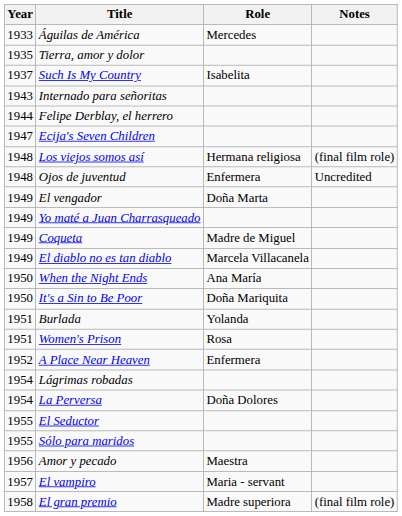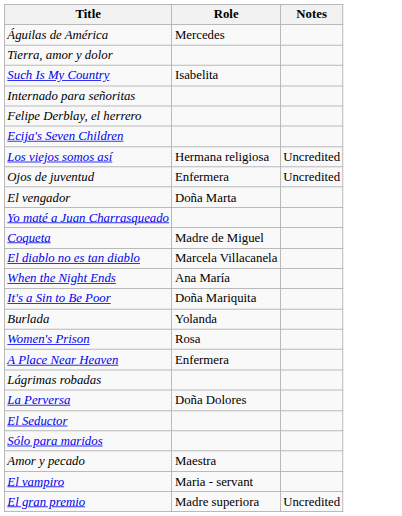- column: (20, 14)
(355, 156) (final film role) -> (312, 156) Uncredited
(355, 501) (final film role) -> (312, 501) Uncredited
